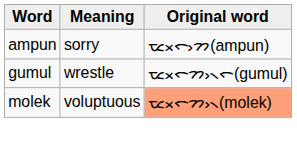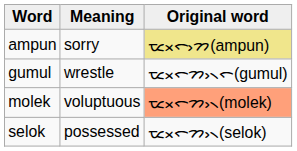(208, 45) no background -> (208, 45) khaki background
+ row: (27, 131)
